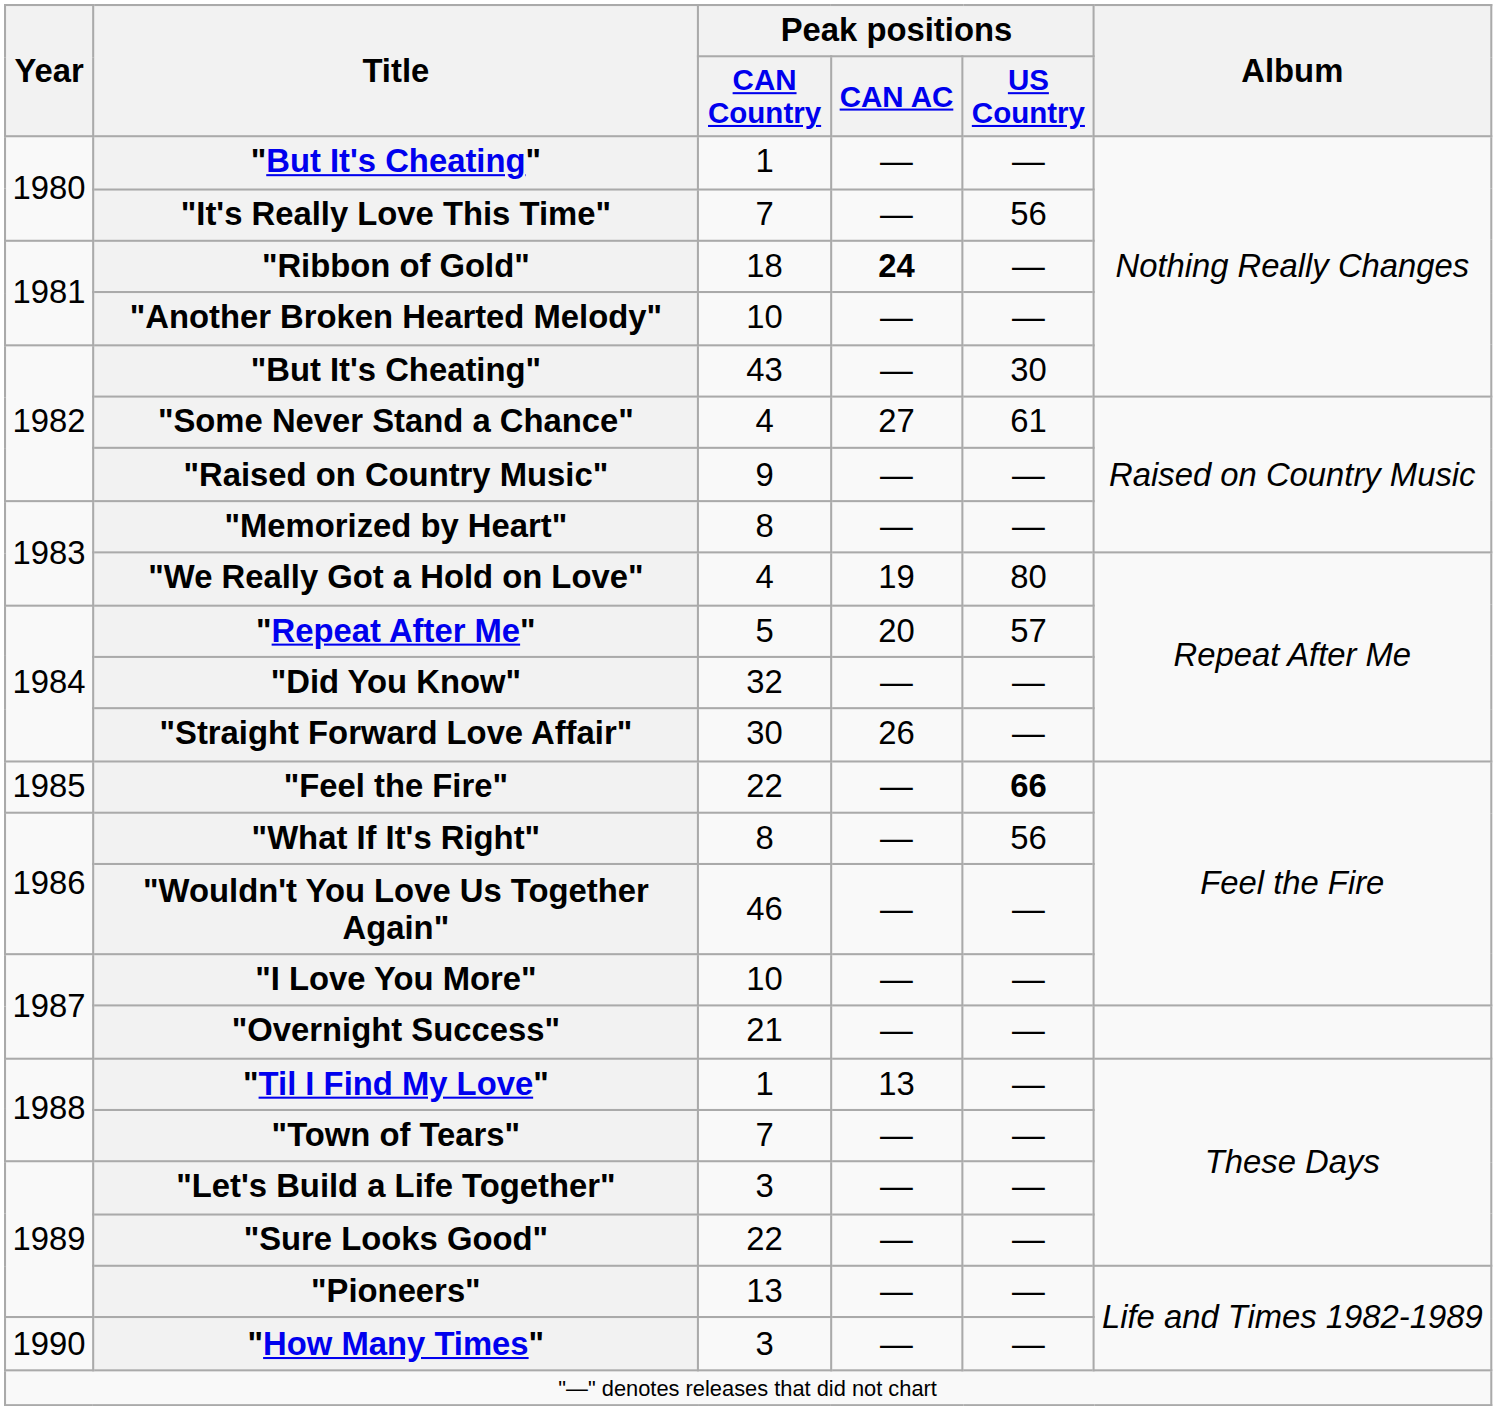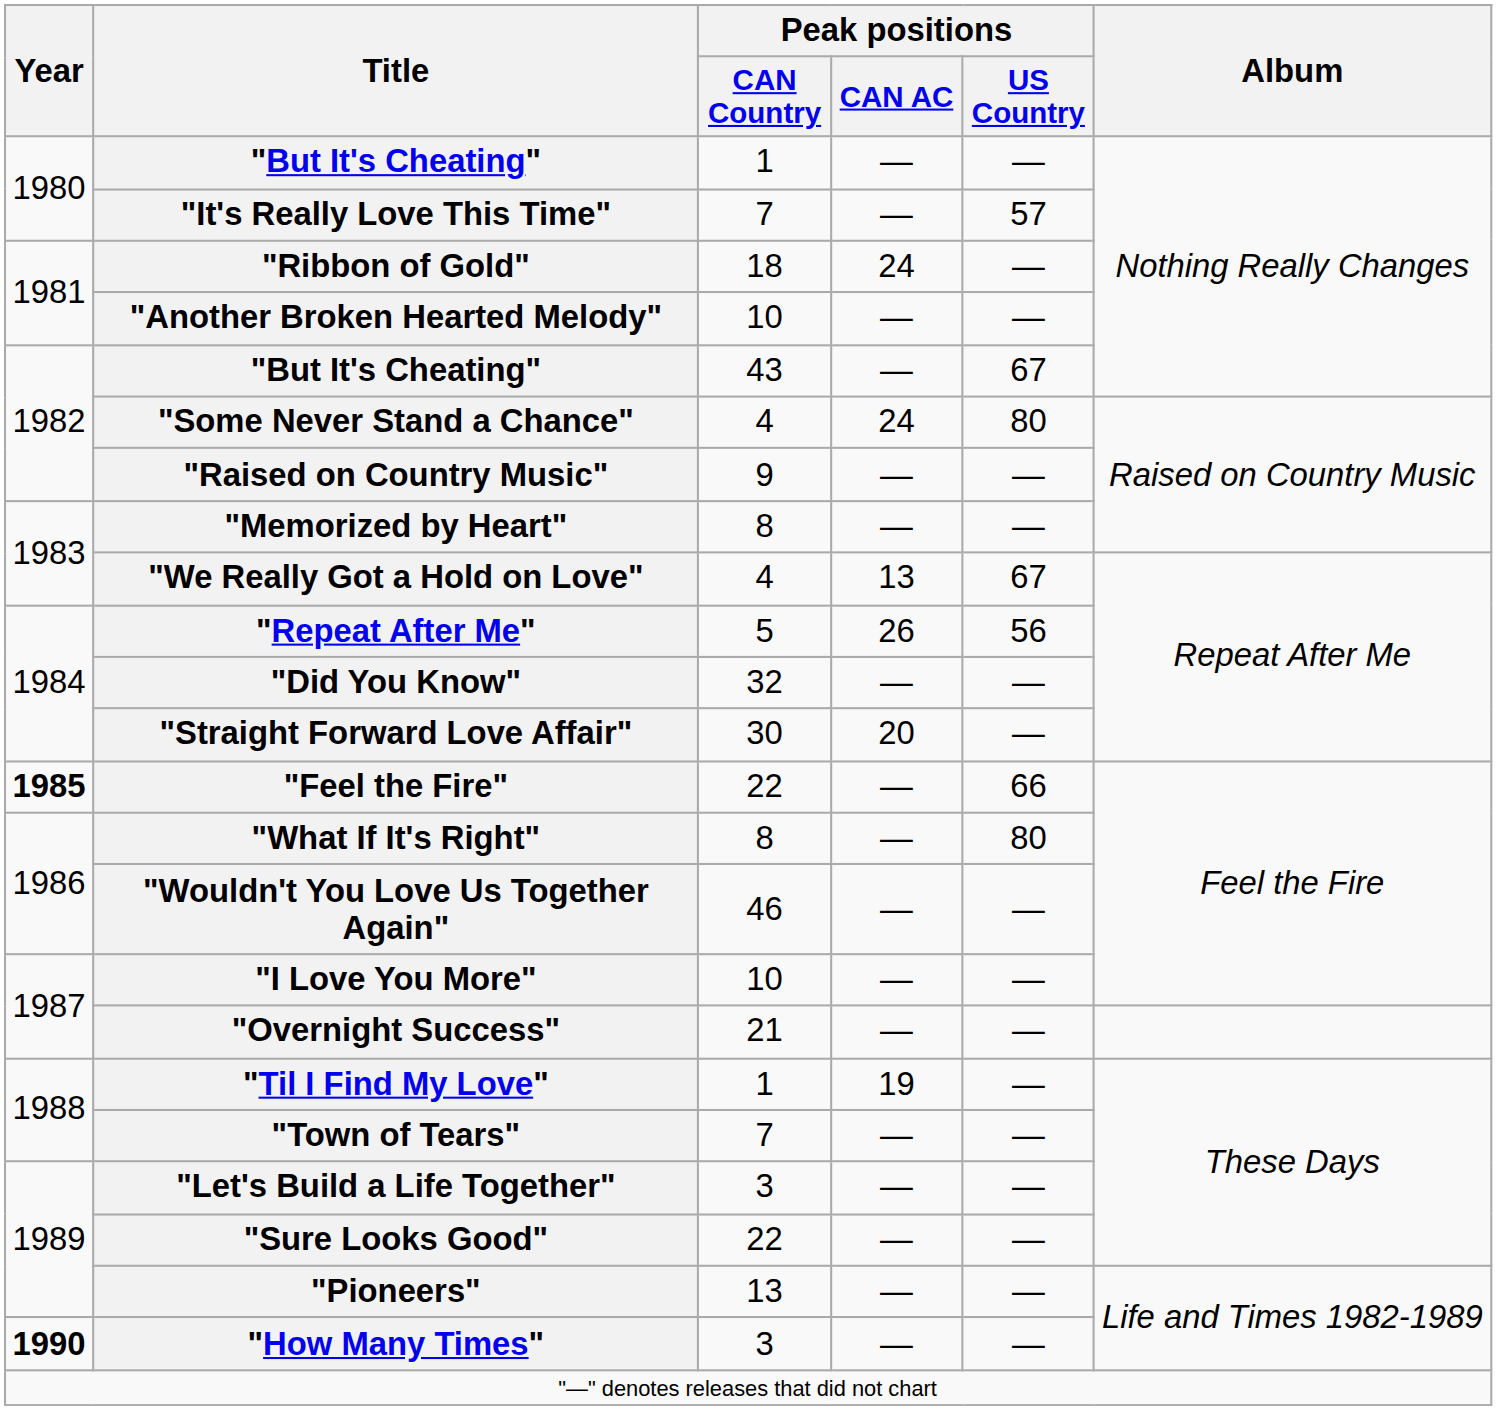(1028, 213) 56 -> (1028, 213) 57
(896, 266) bold -> (896, 266) normal
(1028, 370) 30 -> (1028, 370) 67
(896, 422) 27 -> (896, 422) 24
(1028, 422) 61 -> (1028, 422) 80
(896, 578) 19 -> (896, 578) 13
(1028, 578) 80 -> (1028, 578) 67
(896, 630) 20 -> (896, 630) 26
(1028, 630) 57 -> (1028, 630) 56
(896, 734) 26 -> (896, 734) 20
(49, 786) normal -> (49, 786) bold
(1028, 786) bold -> (1028, 786) normal
(1028, 838) 56 -> (1028, 838) 80
(896, 1083) 13 -> (896, 1083) 19
(49, 1343) normal -> (49, 1343) bold
